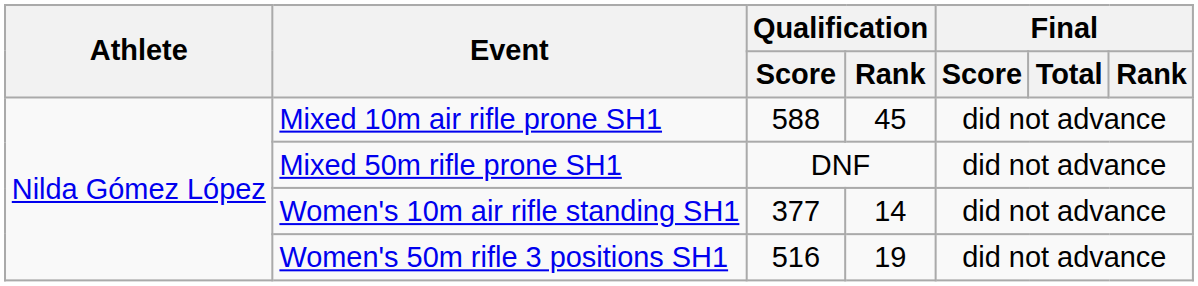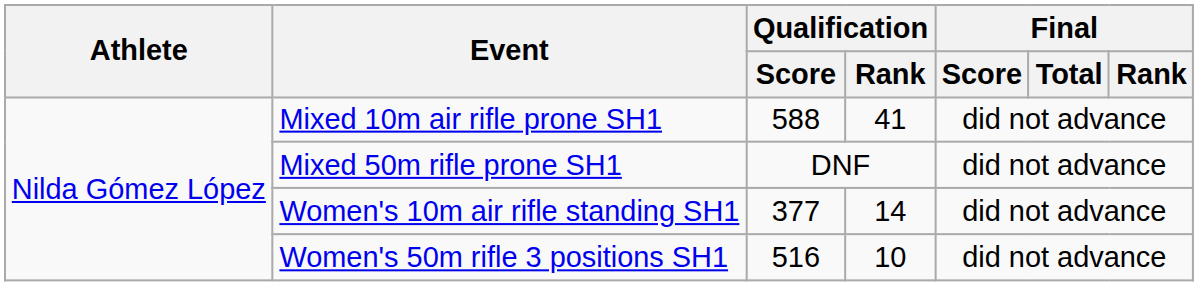(890, 120) 45 -> (890, 120) 41
(890, 257) 19 -> (890, 257) 10
